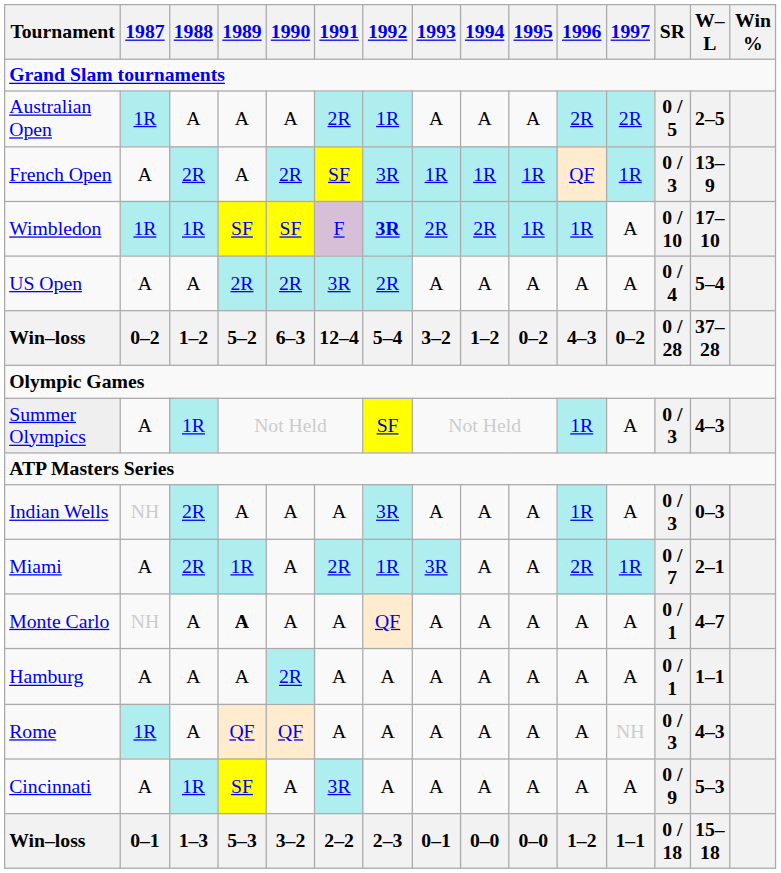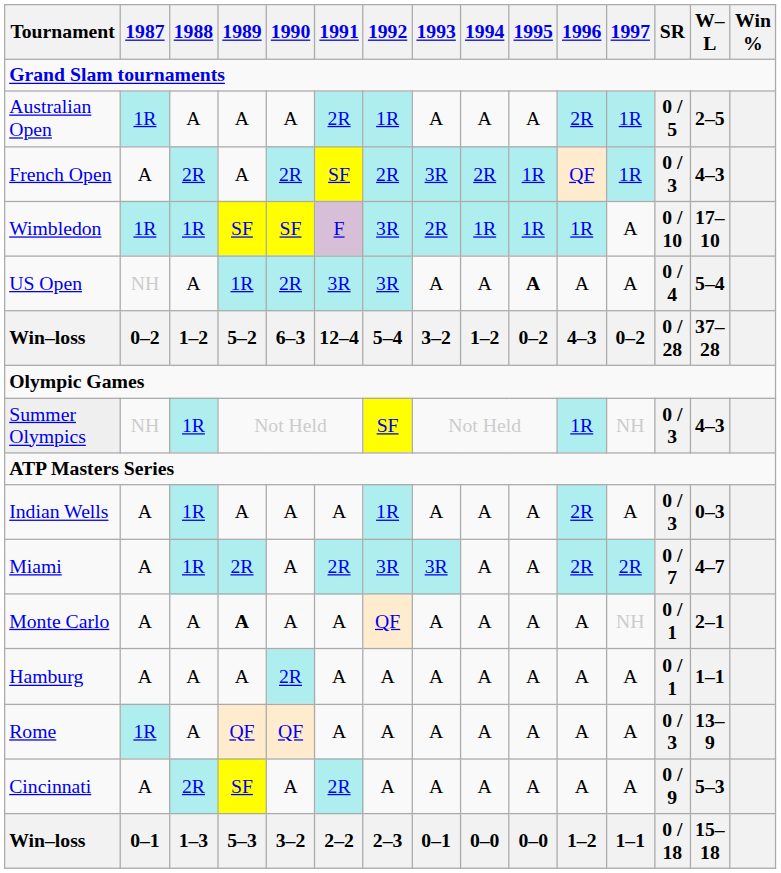(630, 118) 2R -> (630, 118) 1R
(388, 173) 3R -> (388, 173) 2R
(436, 173) 1R -> (436, 173) 3R
(485, 173) 1R -> (485, 173) 2R
(710, 173) 13–9 -> (710, 173) 4–3
(388, 227) bold -> (388, 227) normal
(485, 227) 2R -> (485, 227) 1R
(145, 282) A -> (145, 282) NH
(242, 282) 2R -> (242, 282) 1R
(388, 282) 2R -> (388, 282) 3R
(533, 282) normal -> (533, 282) bold
(145, 424) A -> (145, 424) NH
(630, 424) A -> (630, 424) NH
(145, 511) NH -> (145, 511) A
(193, 511) 2R -> (193, 511) 1R
(388, 511) 3R -> (388, 511) 1R
(582, 511) 1R -> (582, 511) 2R
(193, 566) 2R -> (193, 566) 1R
(242, 566) 1R -> (242, 566) 2R
(388, 566) 1R -> (388, 566) 3R
(630, 566) 1R -> (630, 566) 2R
(710, 566) 2–1 -> (710, 566) 4–7
(145, 621) NH -> (145, 621) A
(630, 621) A -> (630, 621) NH
(710, 621) 4–7 -> (710, 621) 2–1
(630, 730) NH -> (630, 730) A
(710, 730) 4–3 -> (710, 730) 13–9
(193, 785) 1R -> (193, 785) 2R
(339, 785) 3R -> (339, 785) 2R
